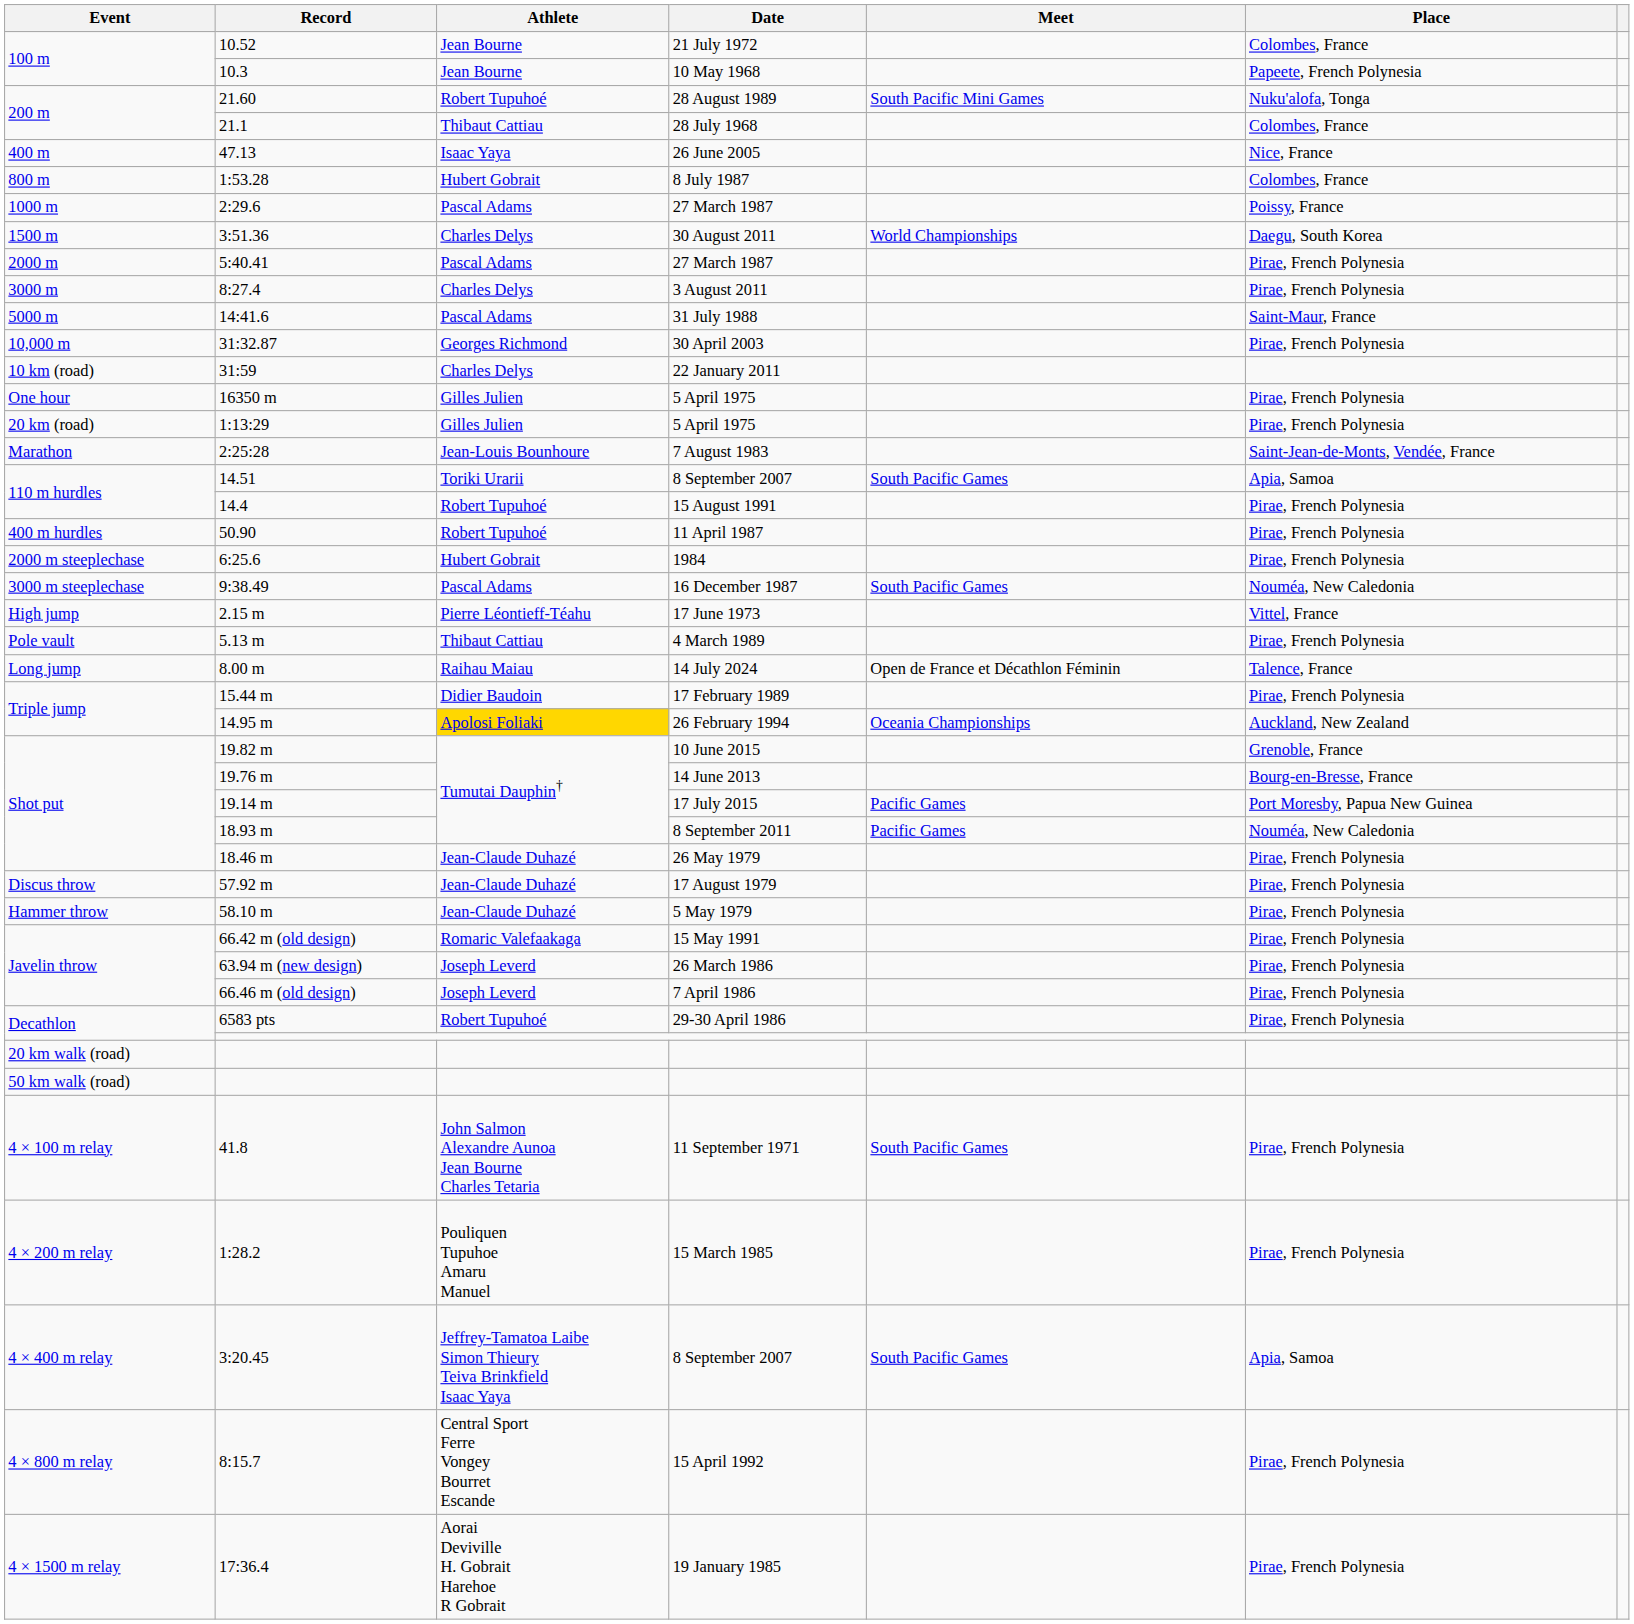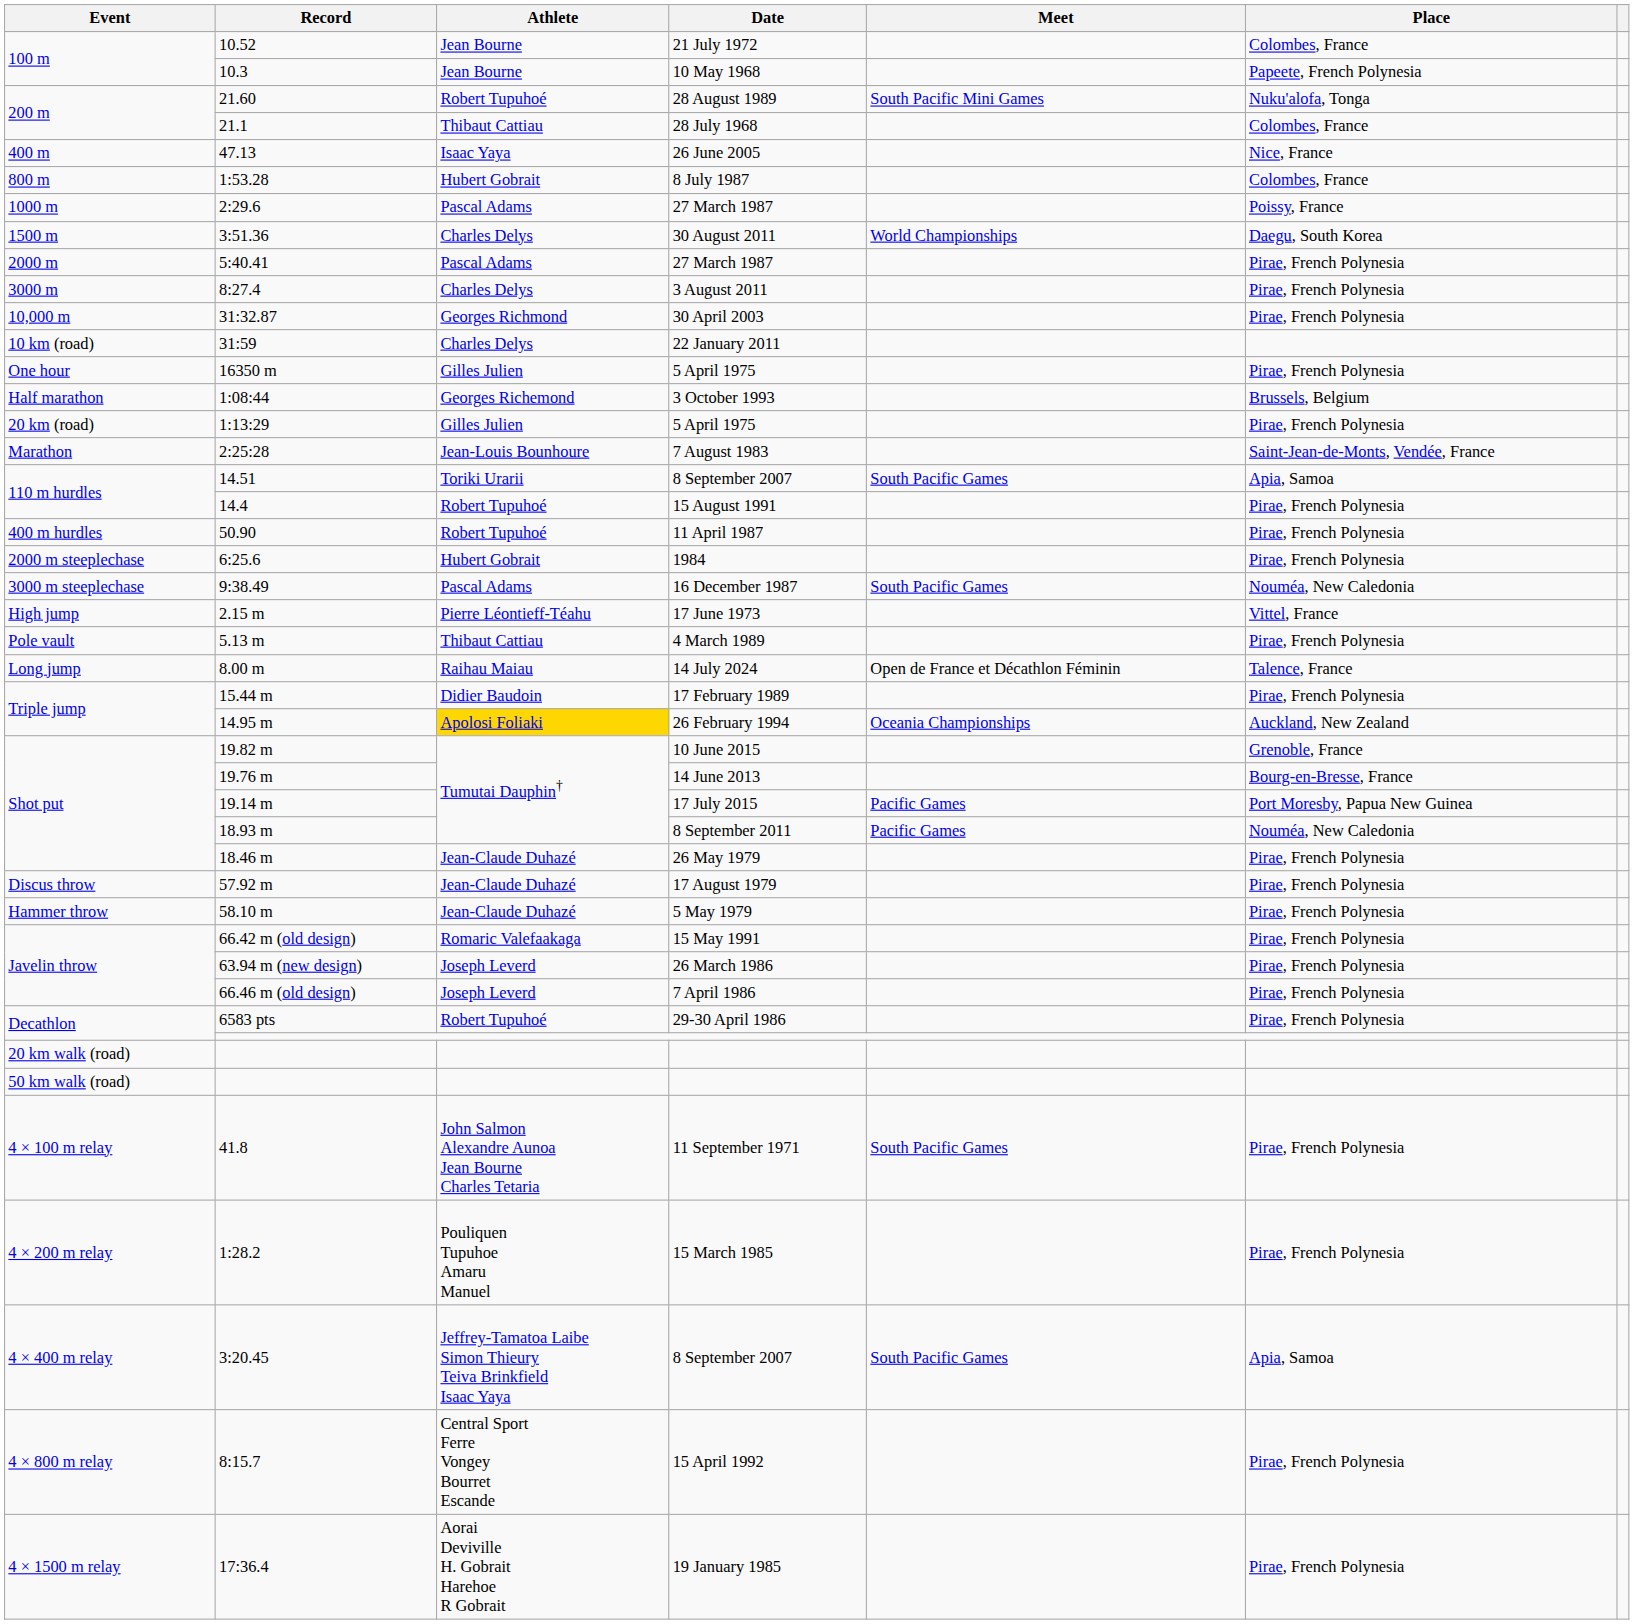- row: (33, 315)
+ row: (56, 397)
